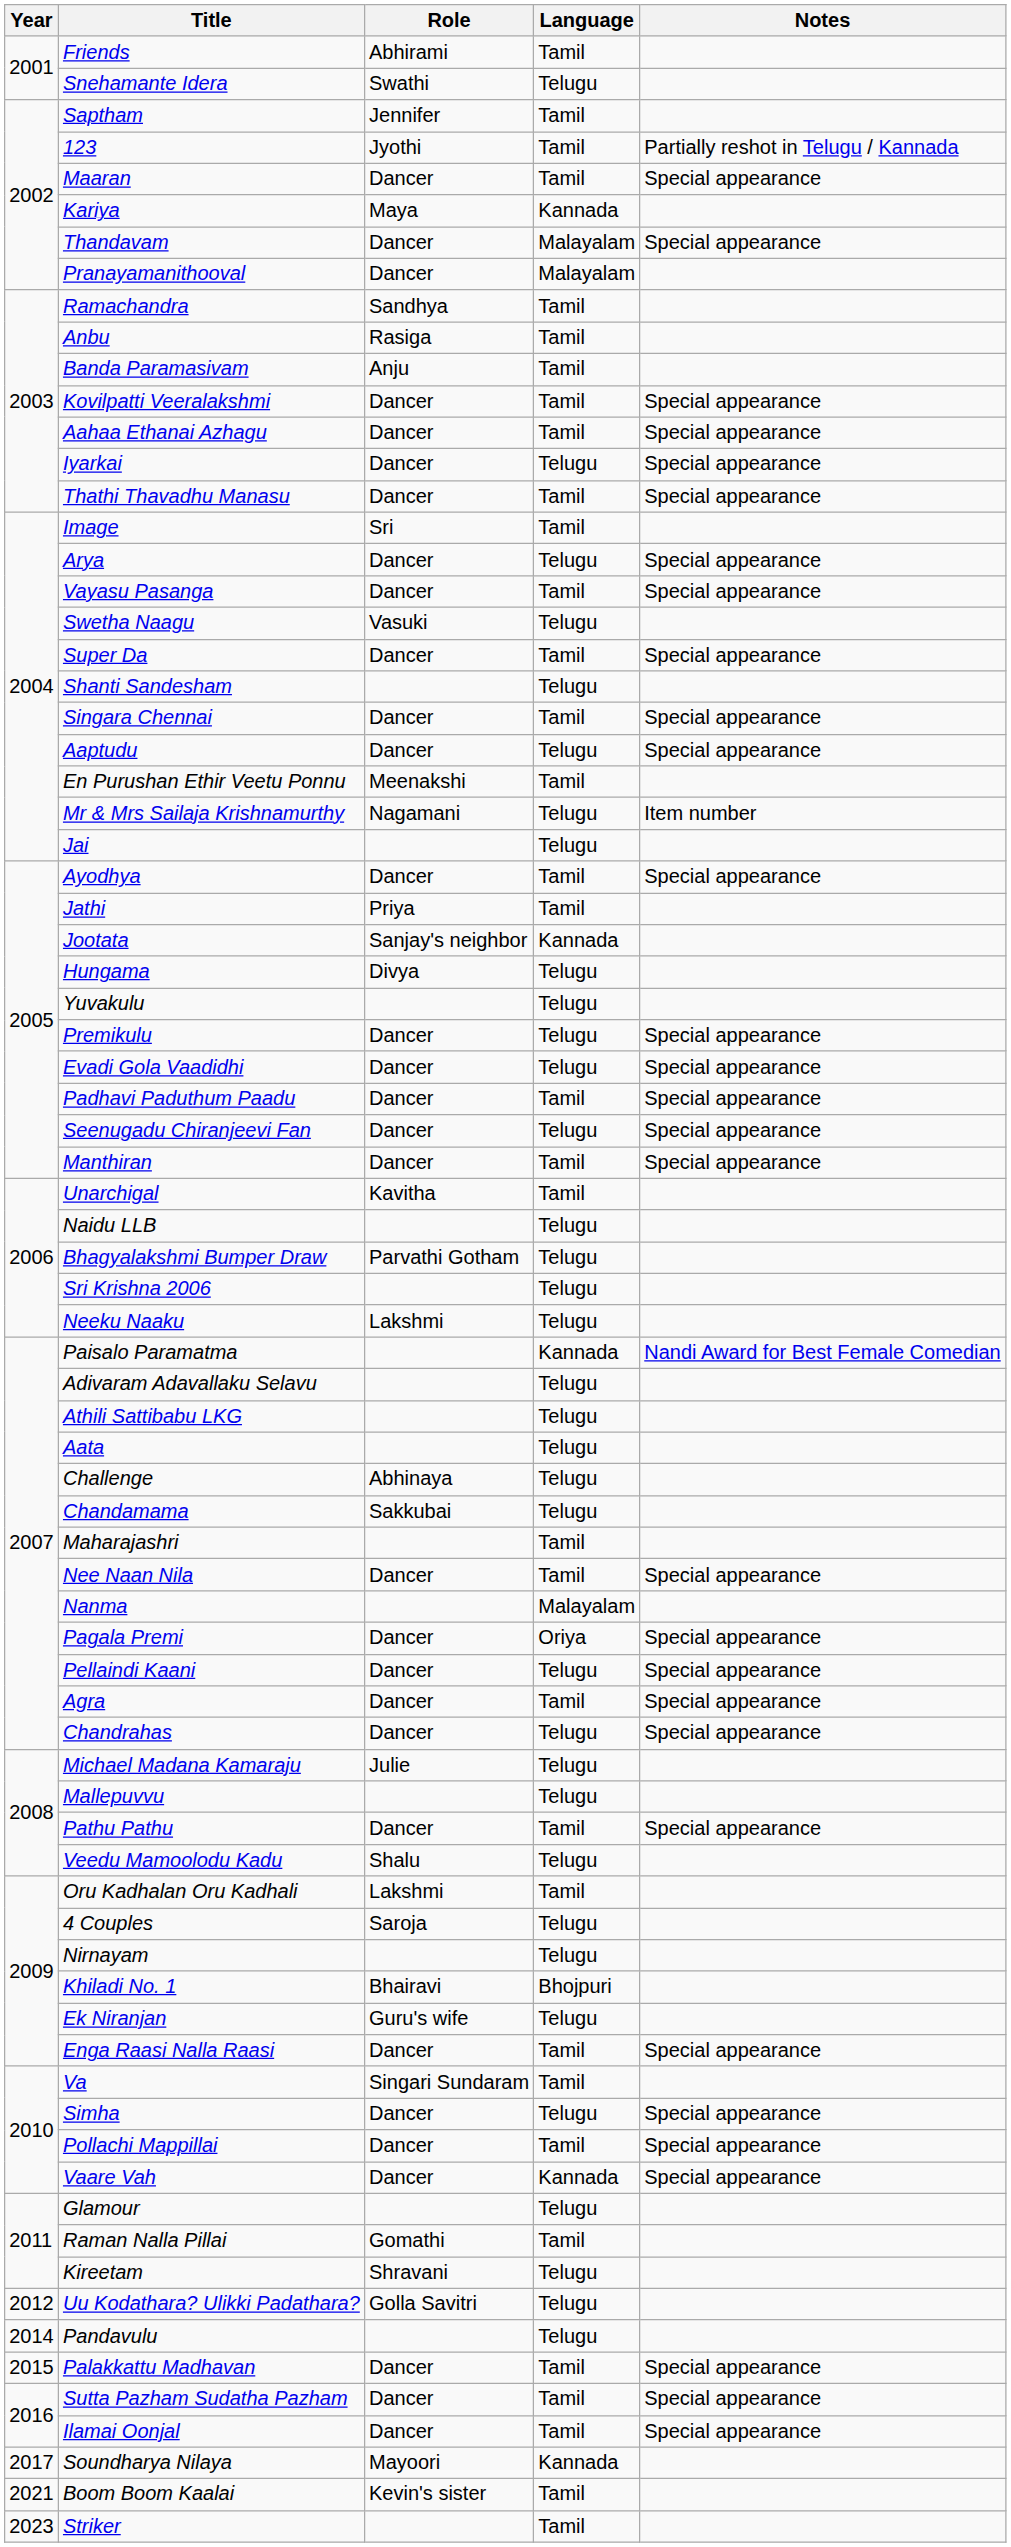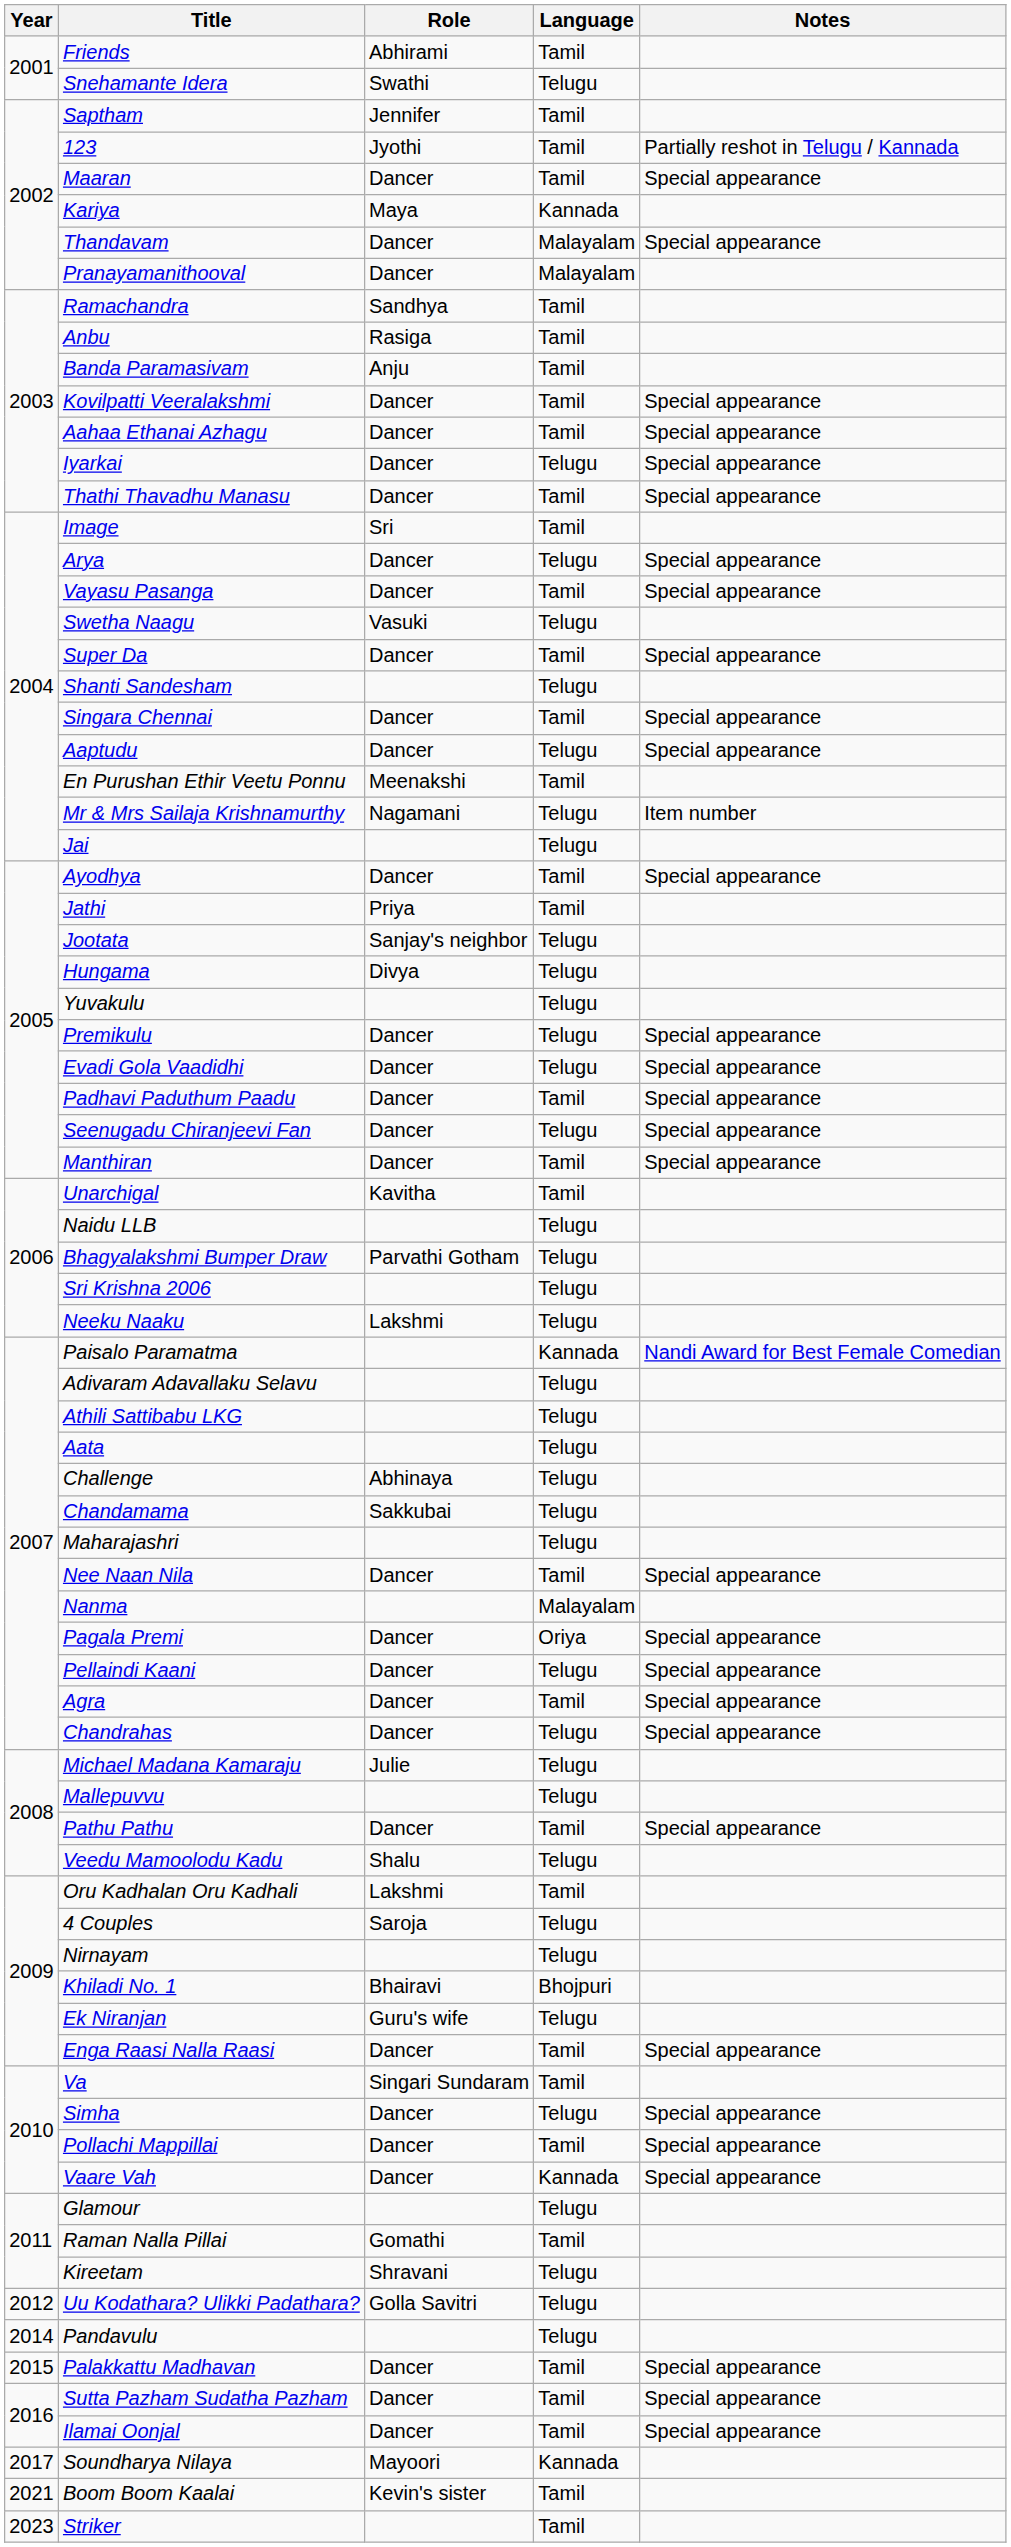(578, 940) Kannada -> (568, 940) Telugu
(562, 1542) Tamil -> (568, 1542) Telugu
